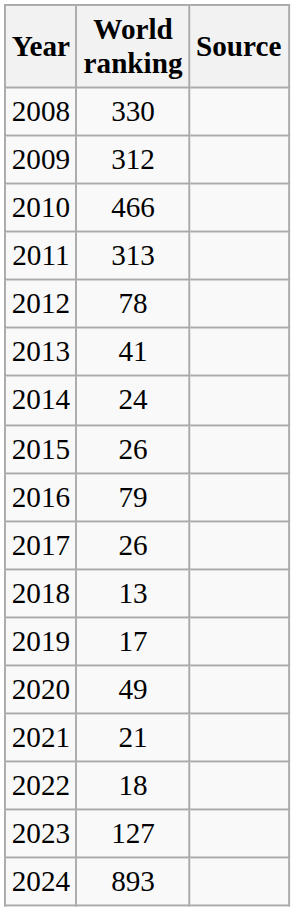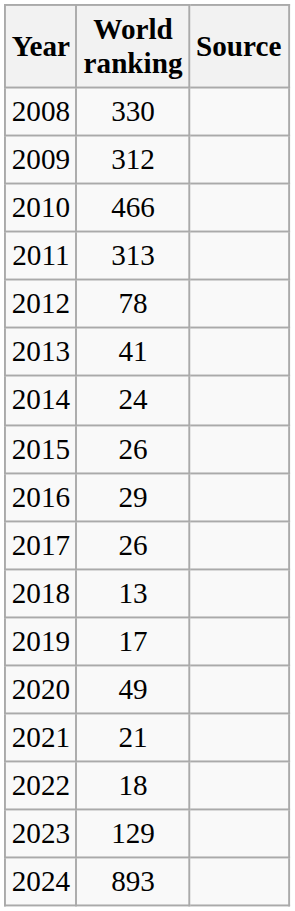(133, 496) 79 -> (133, 496) 29
(133, 833) 127 -> (133, 833) 129
